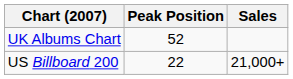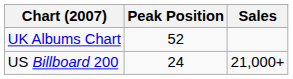(176, 62) 22 -> (176, 62) 24
